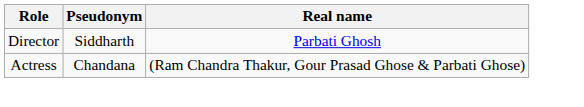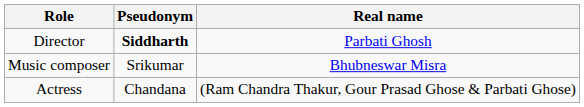(104, 41) normal -> (155, 41) bold
+ row: (59, 65)
